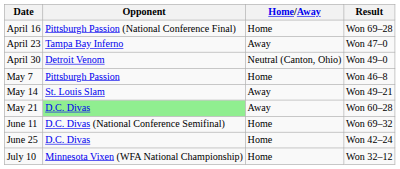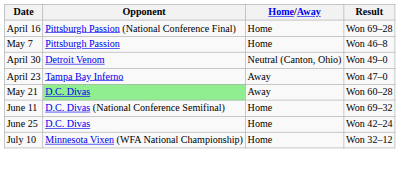rows swapped: (24, 44) <-> (20, 76)
- row: (22, 92)
